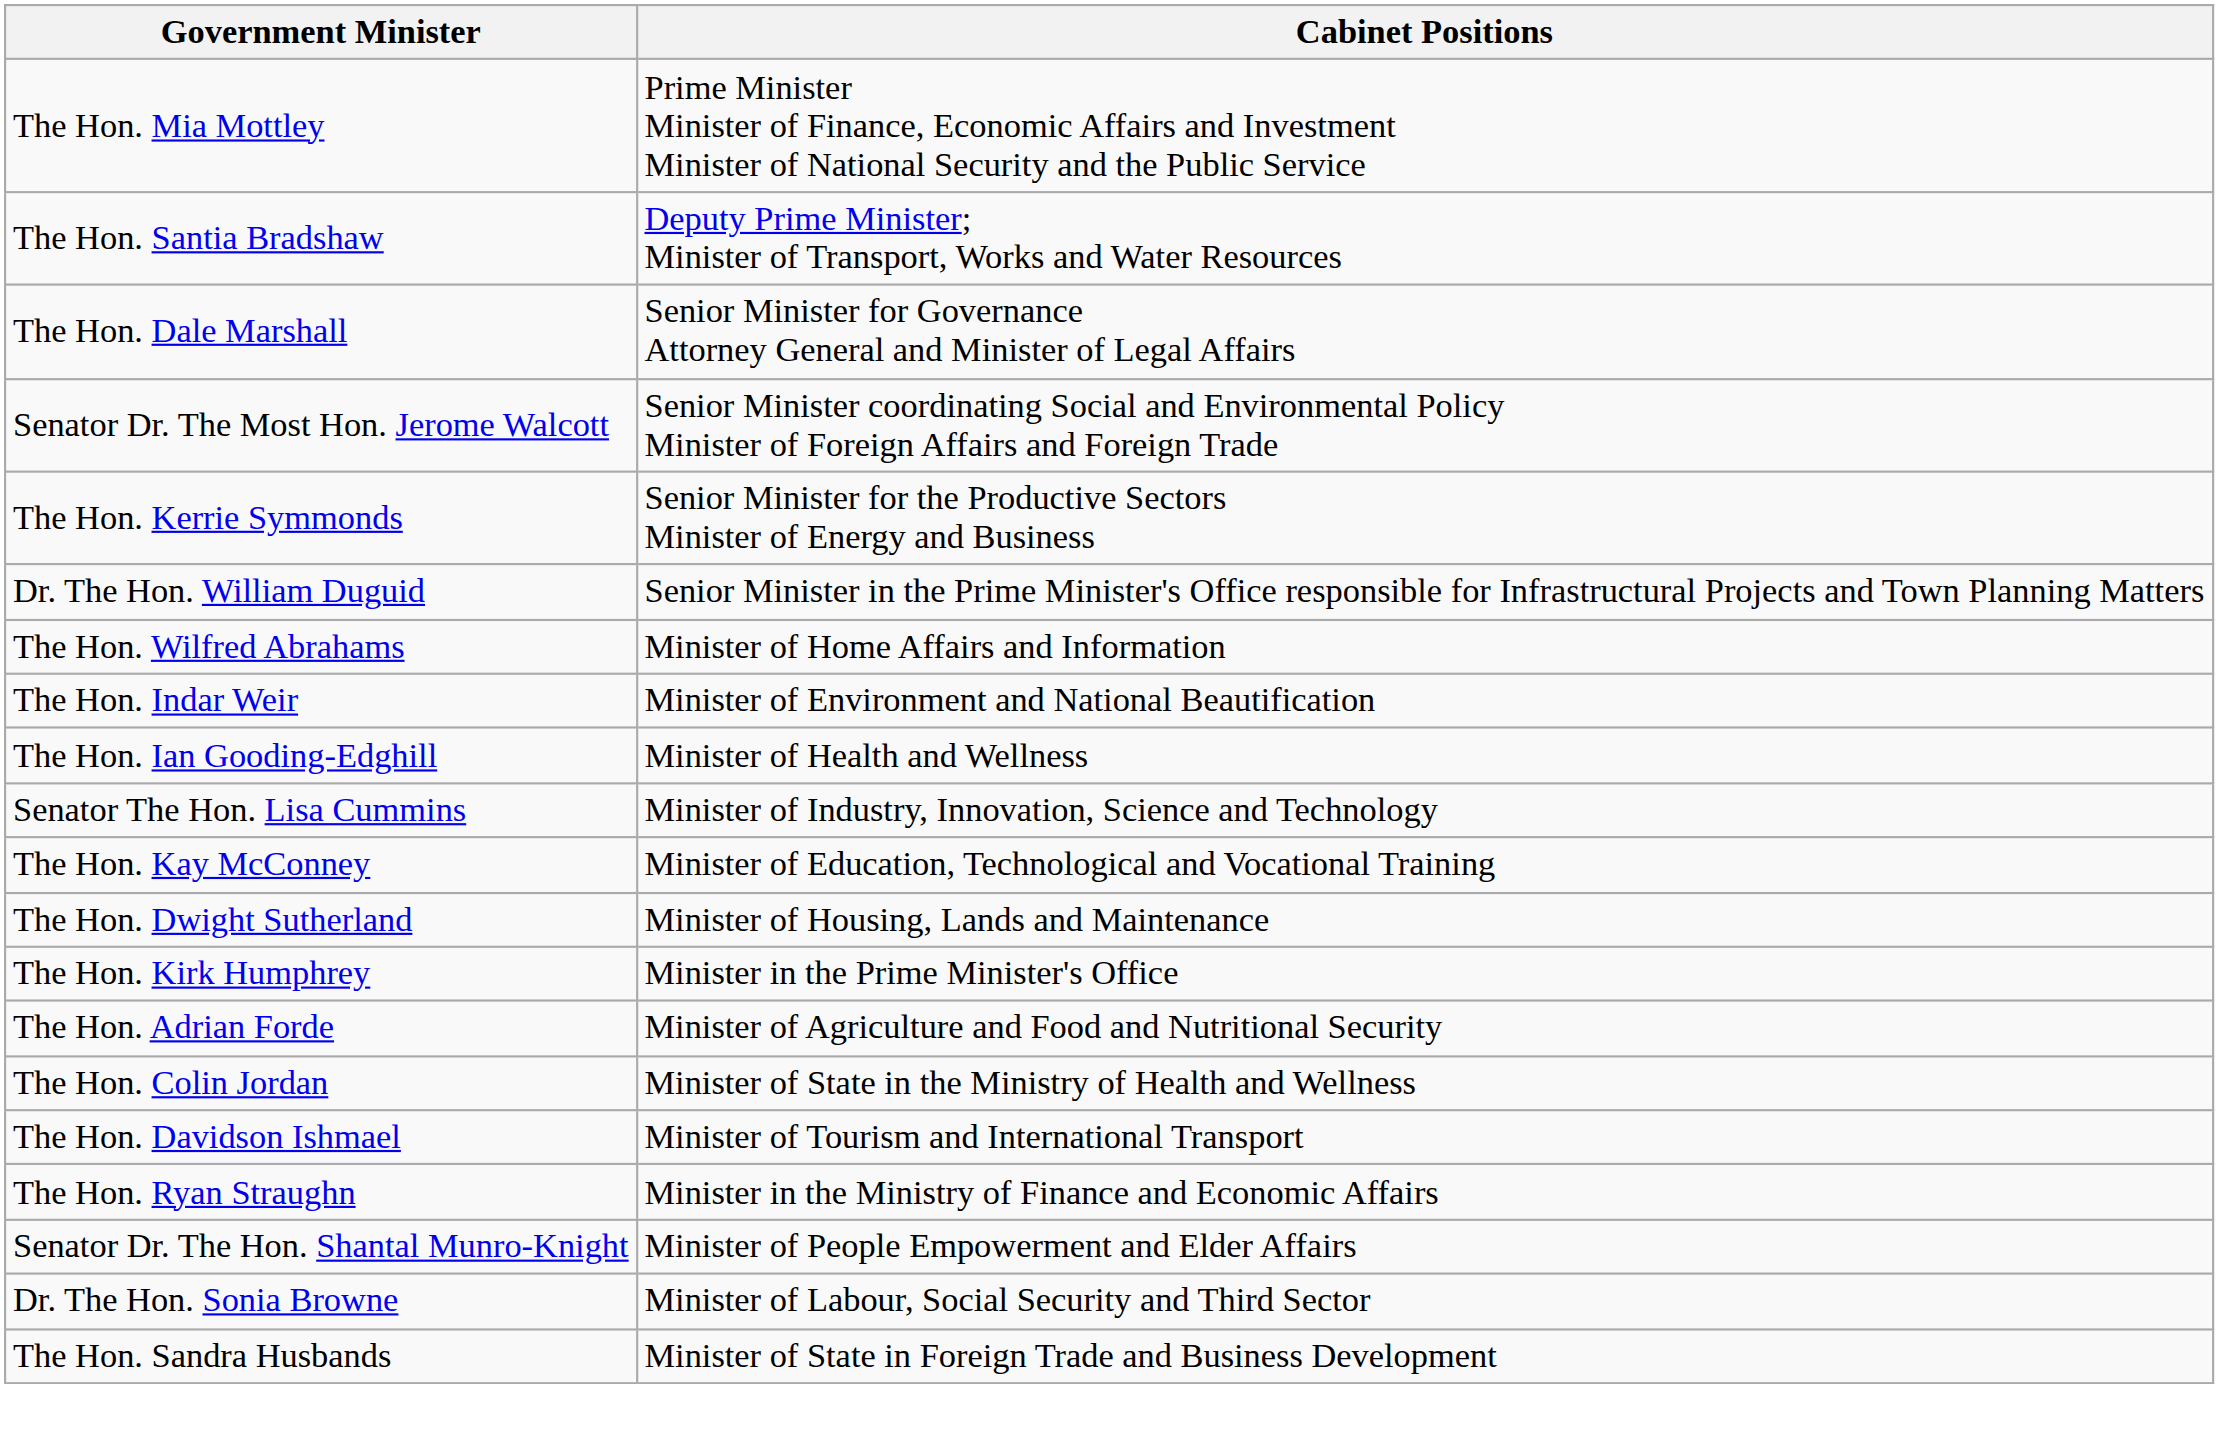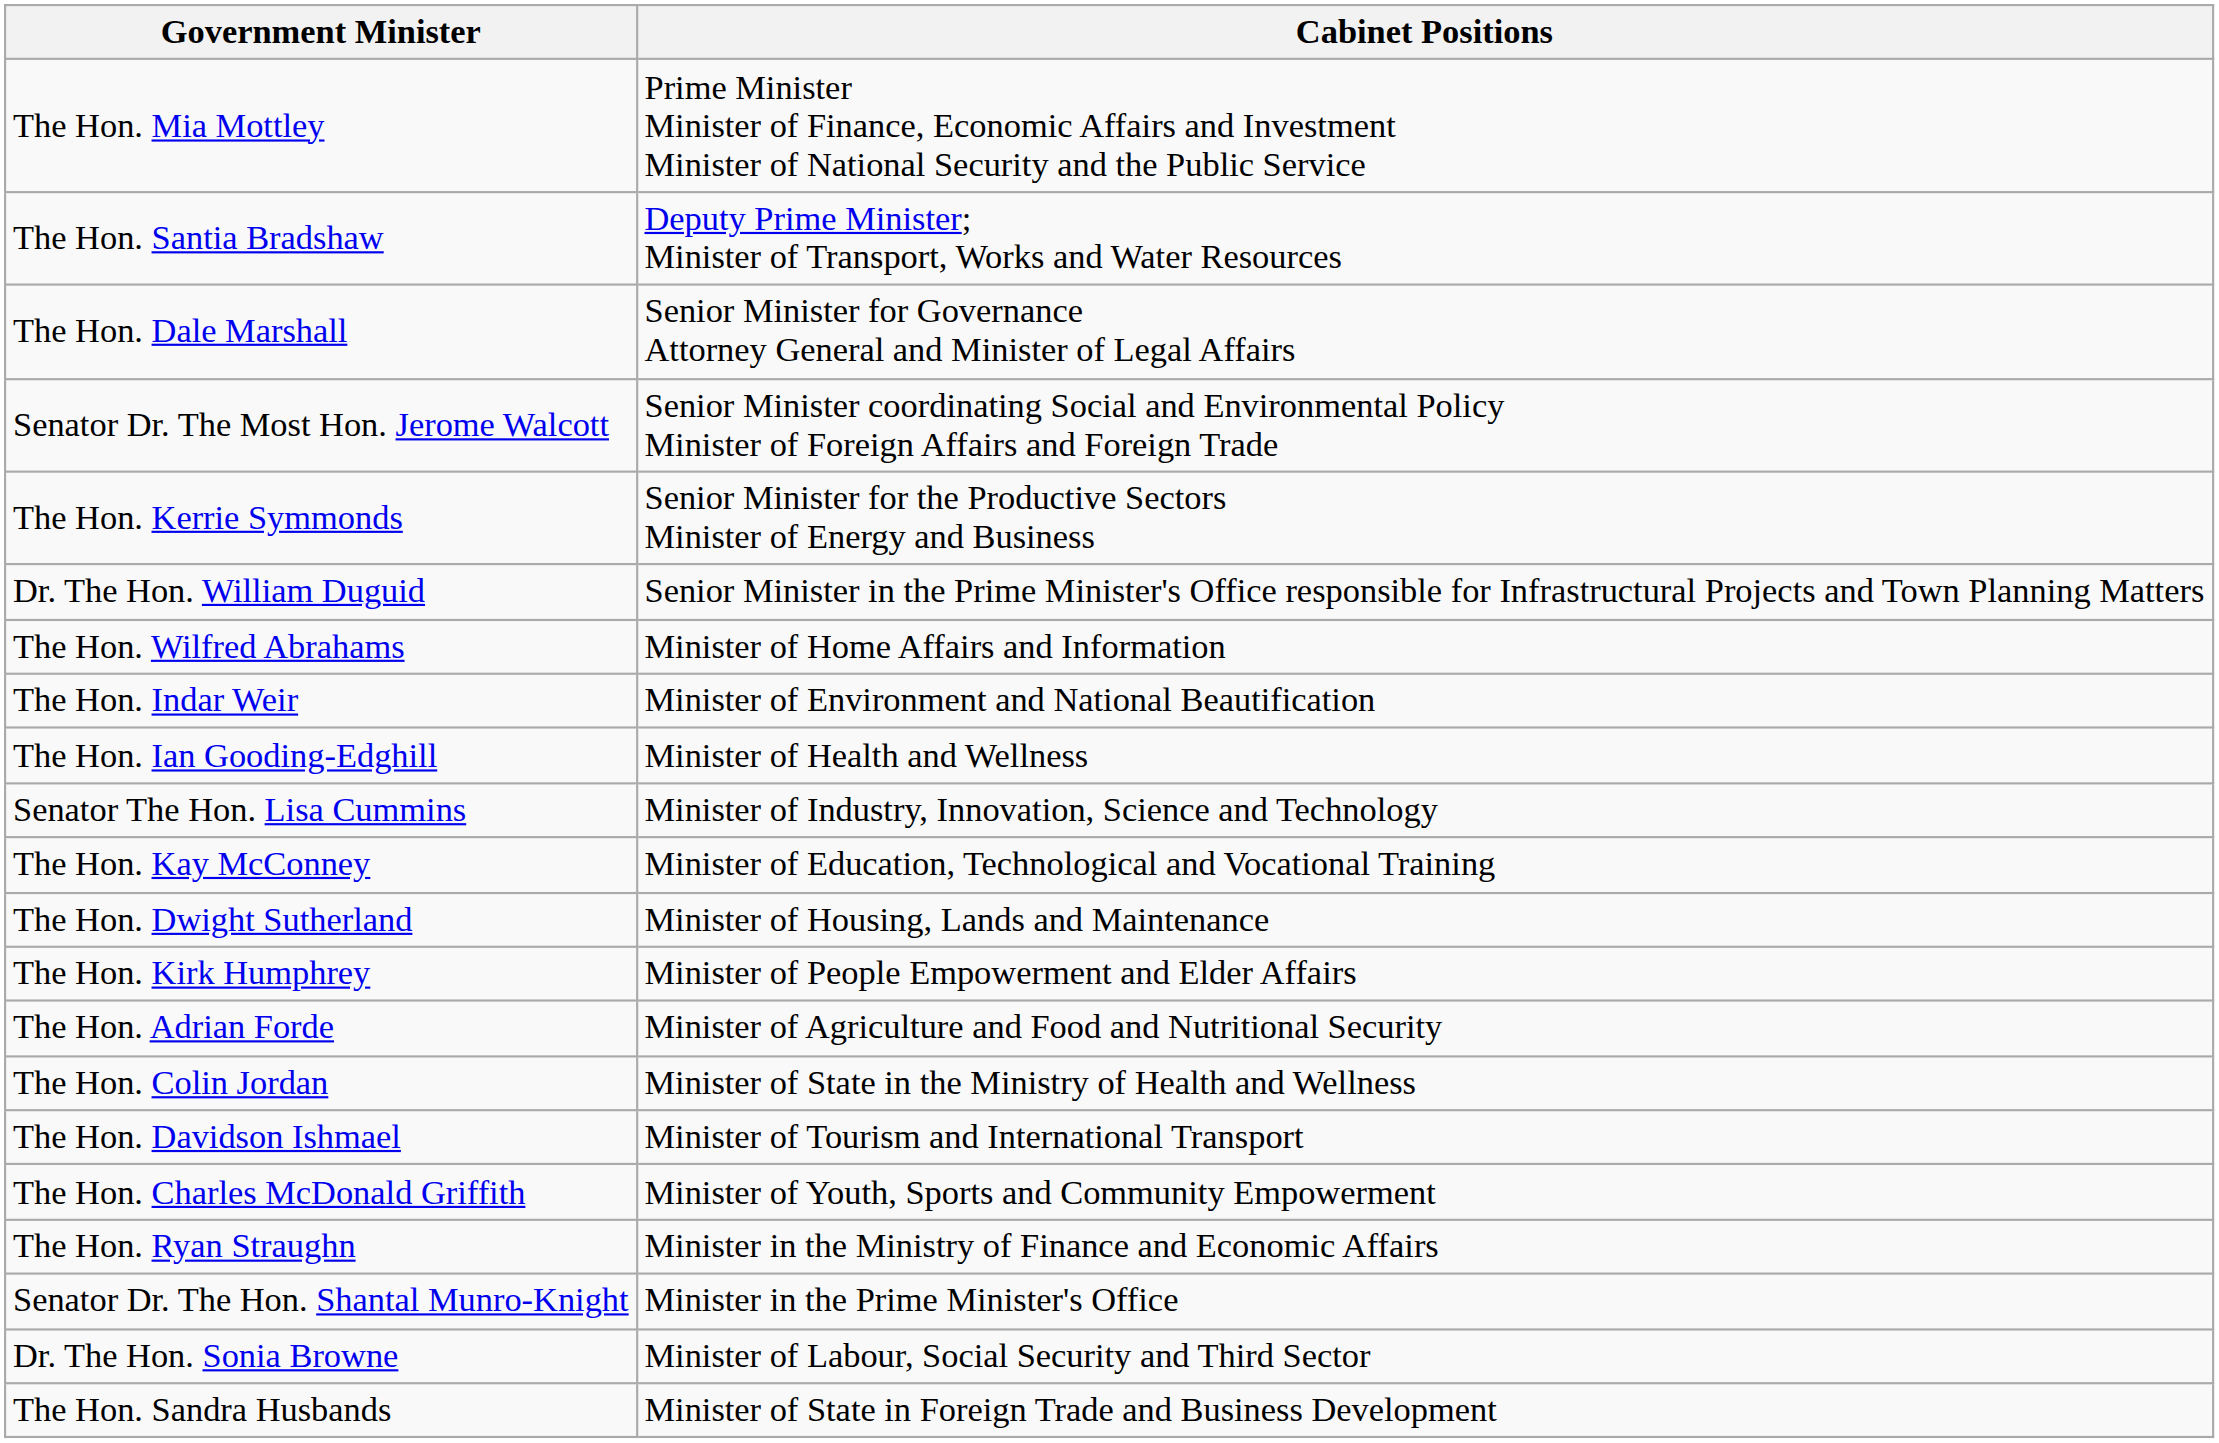(911, 973) Minister in the Prime Minister's Office -> (1001, 973) Minister of People Empowerment and Elder Affairs
+ row: (269, 1191)
(1001, 1245) Minister of People Empowerment and Elder Affairs -> (911, 1300) Minister in the Prime Minister's Office
